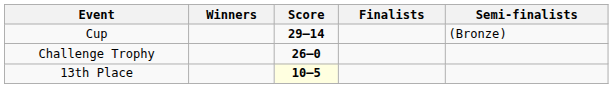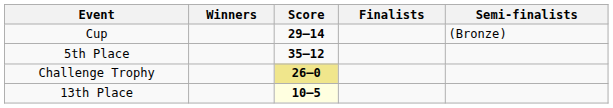+ row: (97, 54)
(306, 54) no background -> (306, 73) khaki background
